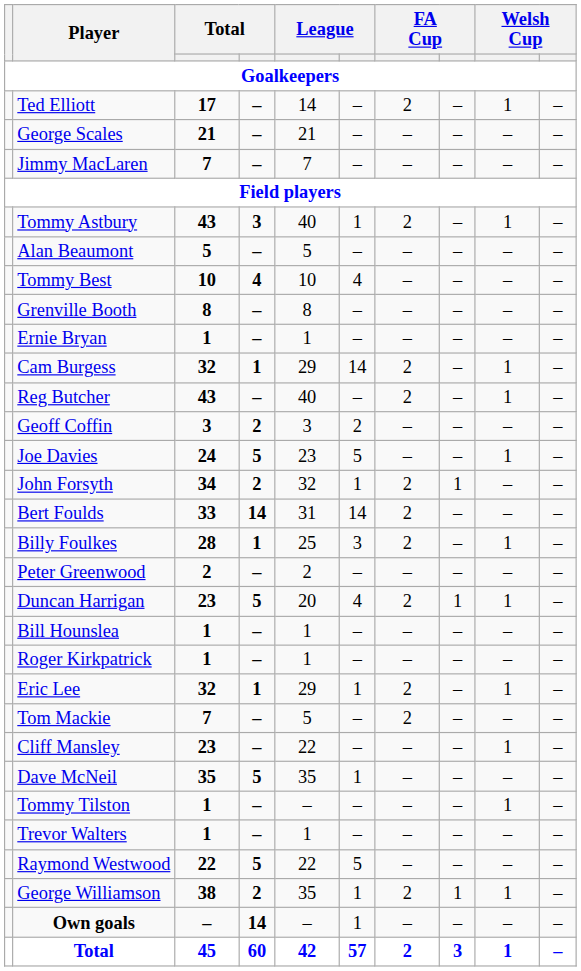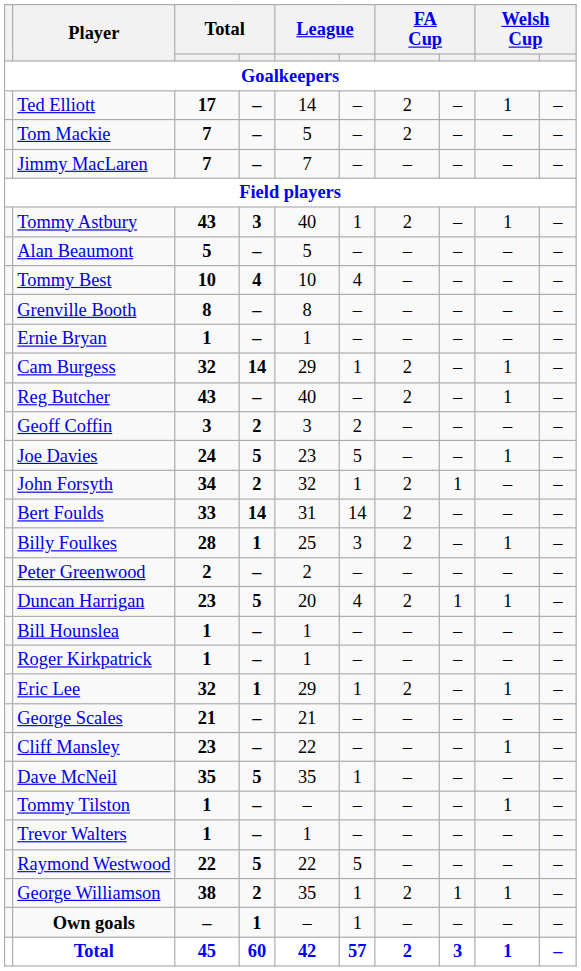rows swapped: (70, 134) <-> (64, 717)
(257, 367) 1 -> (257, 367) 14
(357, 367) 14 -> (357, 367) 1
(257, 922) 14 -> (257, 922) 1
